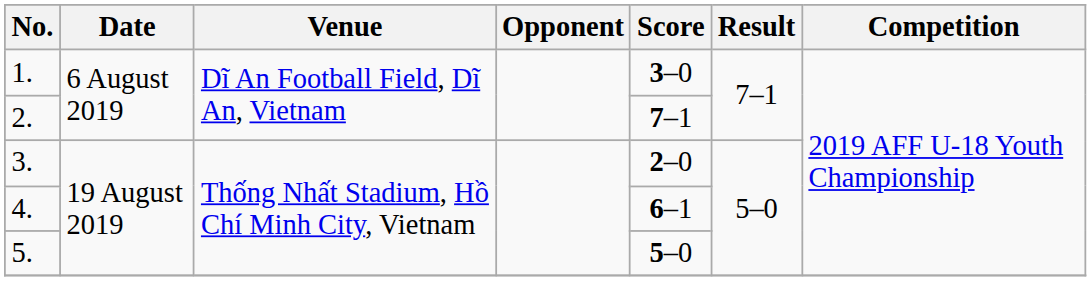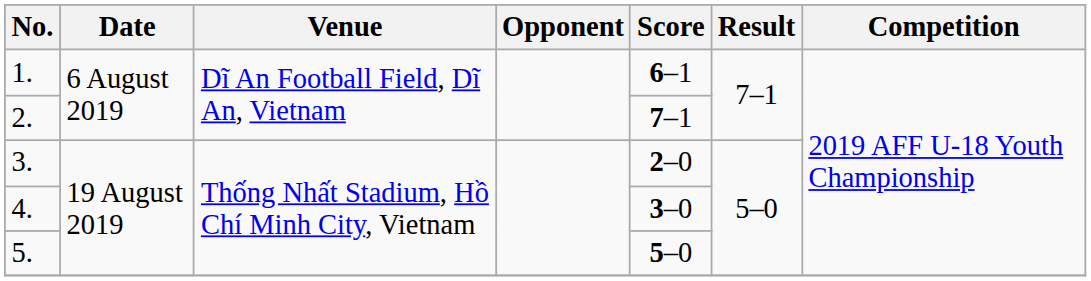(671, 72) 3–0 -> (671, 72) 6–1
(671, 207) 6–1 -> (671, 207) 3–0
